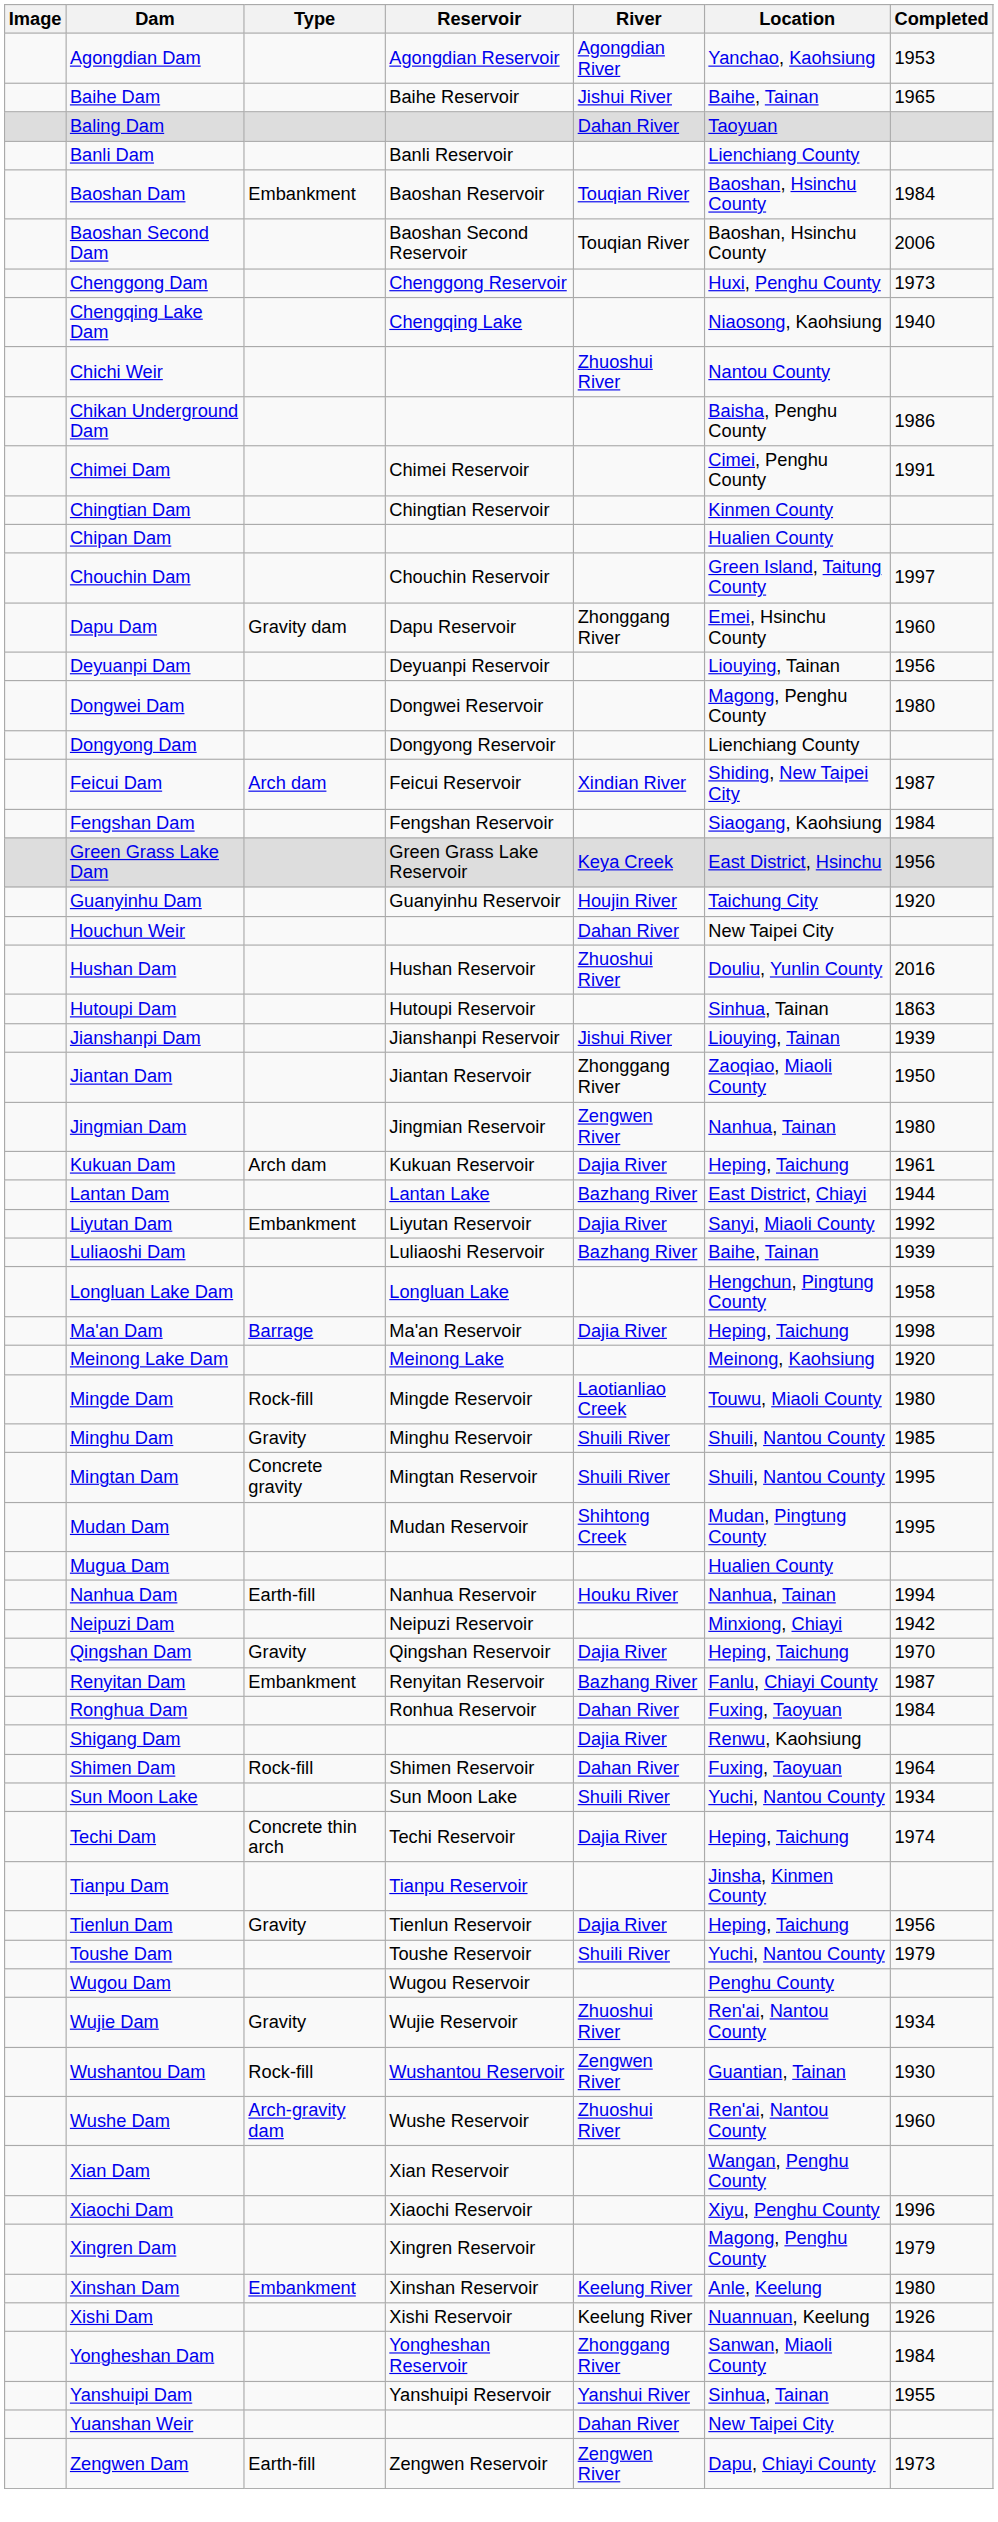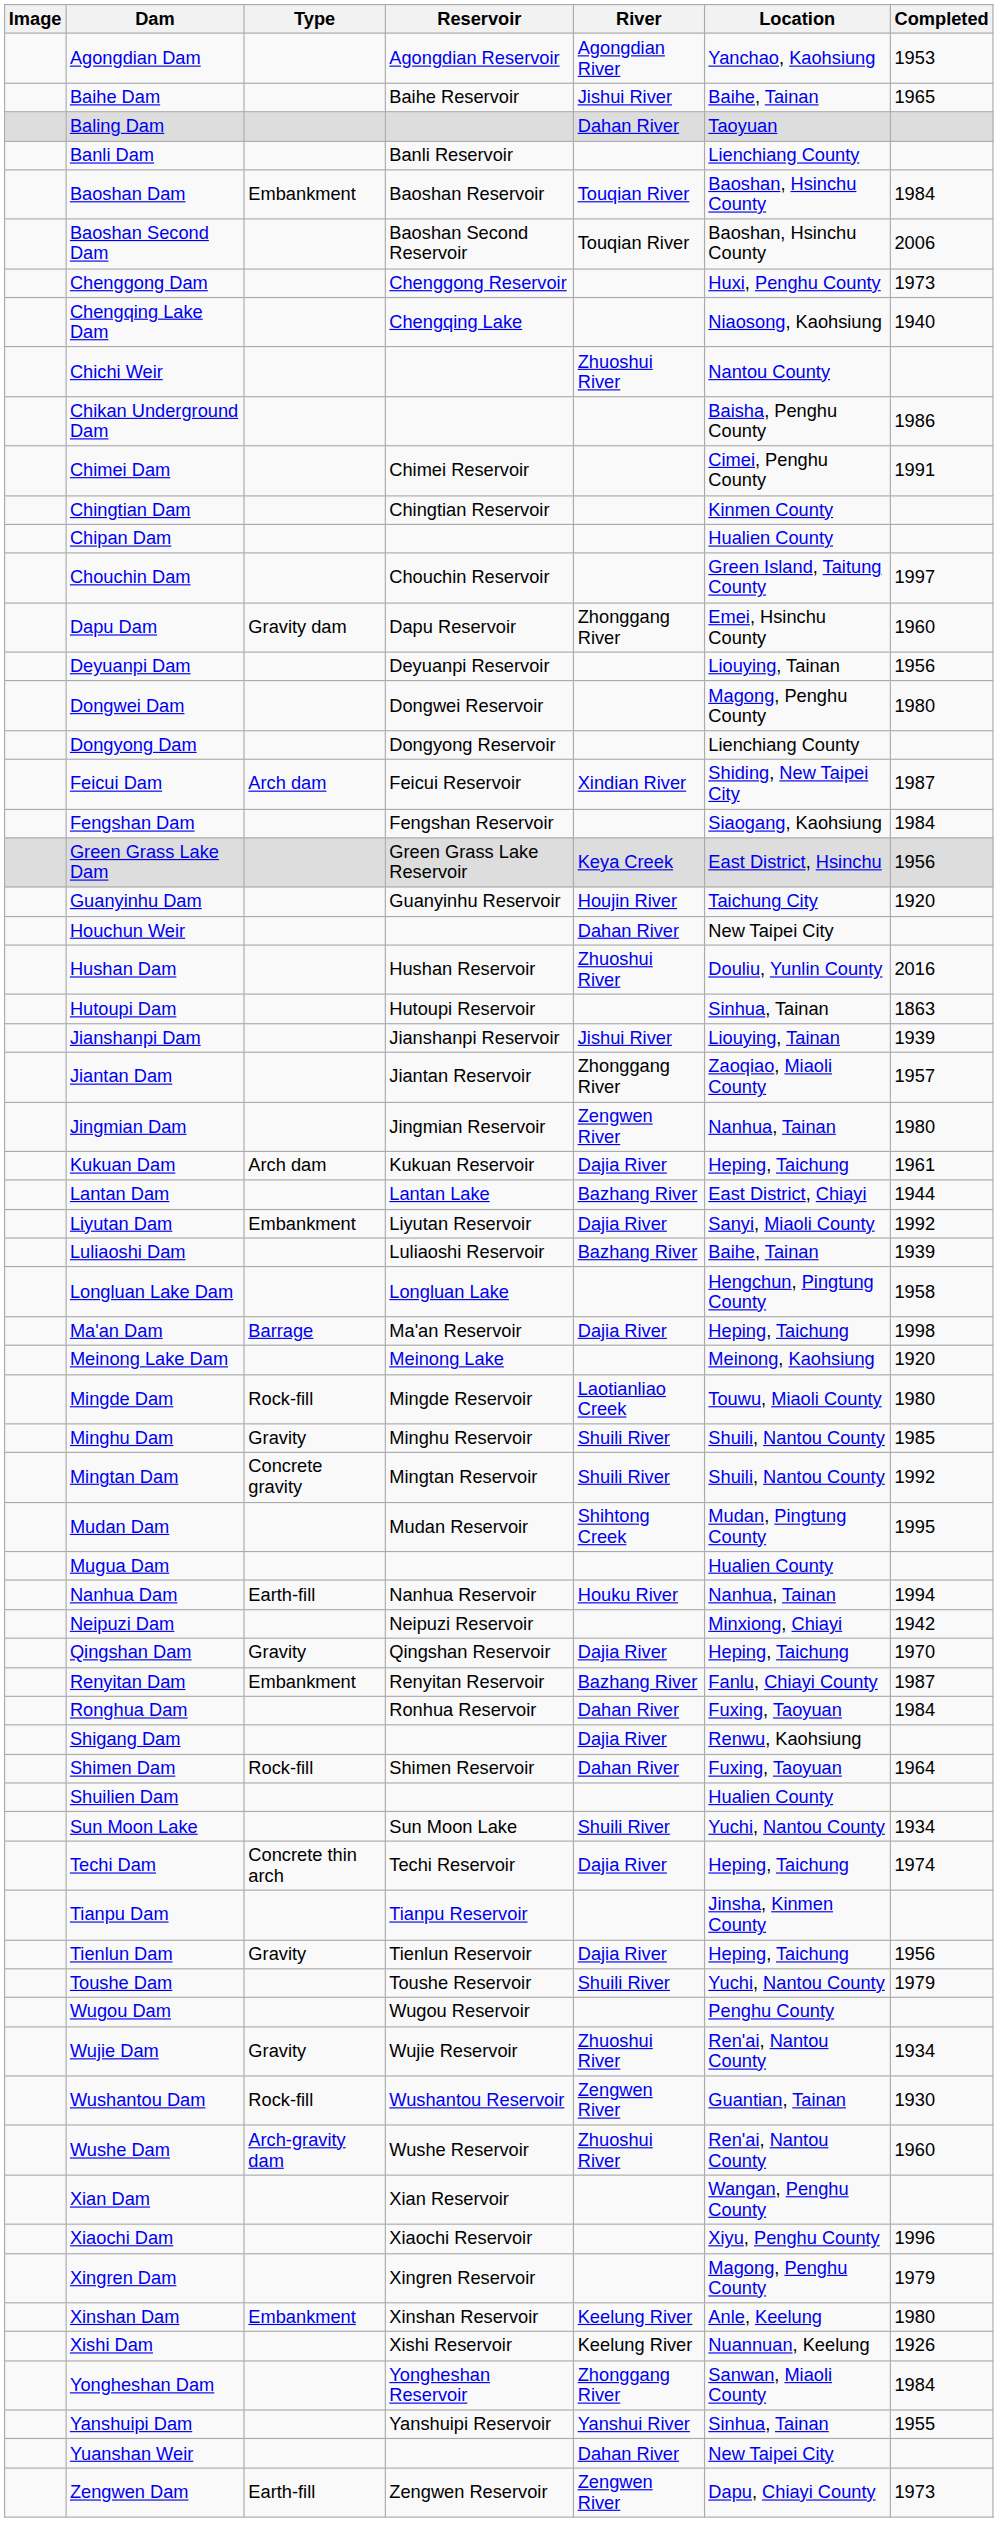(915, 1077) 1950 -> (915, 1077) 1957
(915, 1477) 1995 -> (915, 1477) 1992
+ row: (124, 1797)
